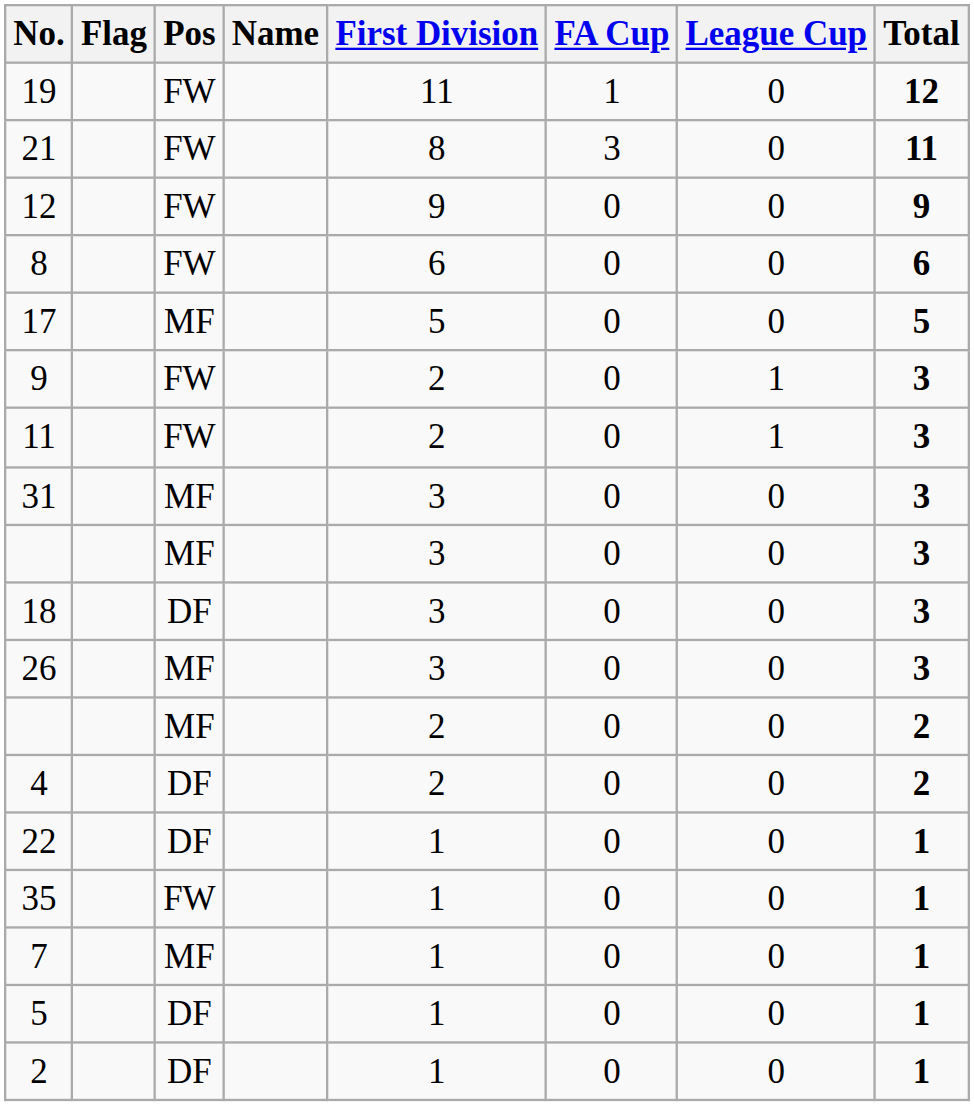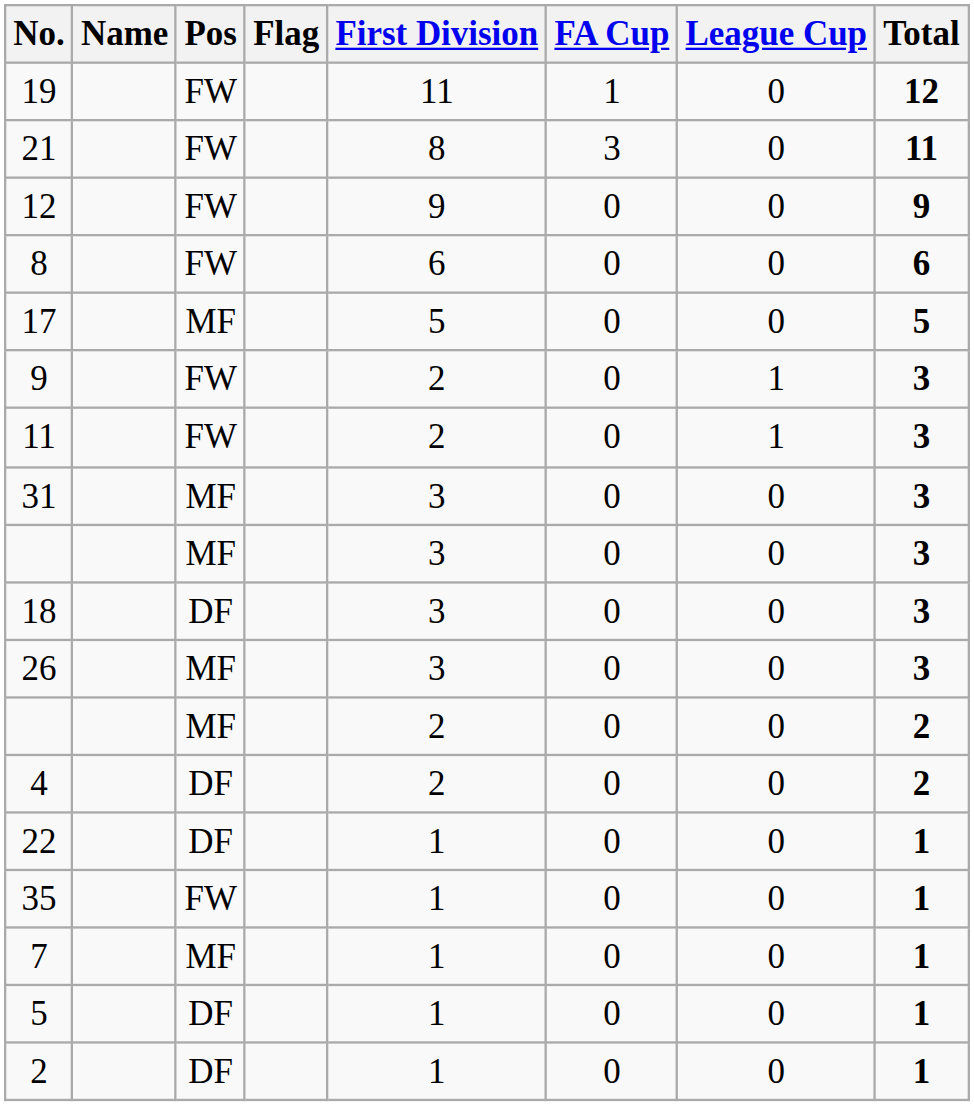columns swapped: (114, 33) <-> (275, 33)
